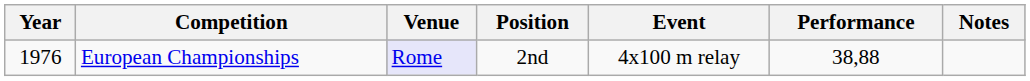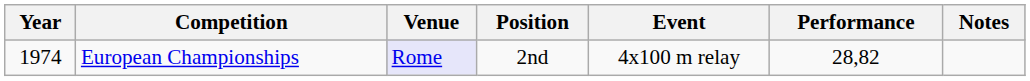(40, 57) 1976 -> (40, 57) 1974
(856, 57) 38,88 -> (856, 57) 28,82
